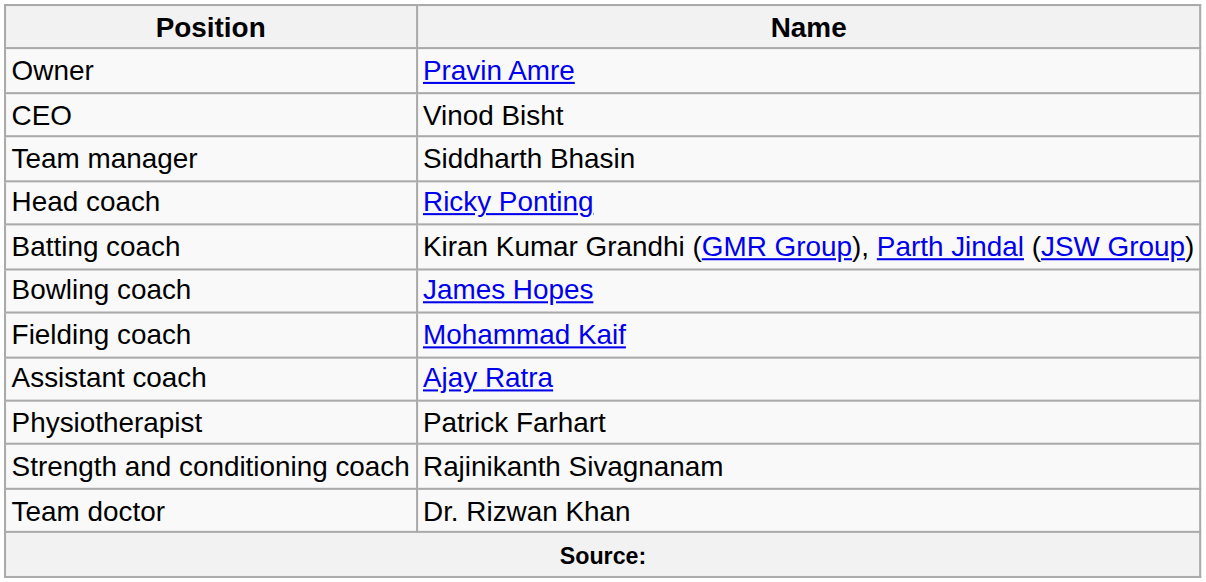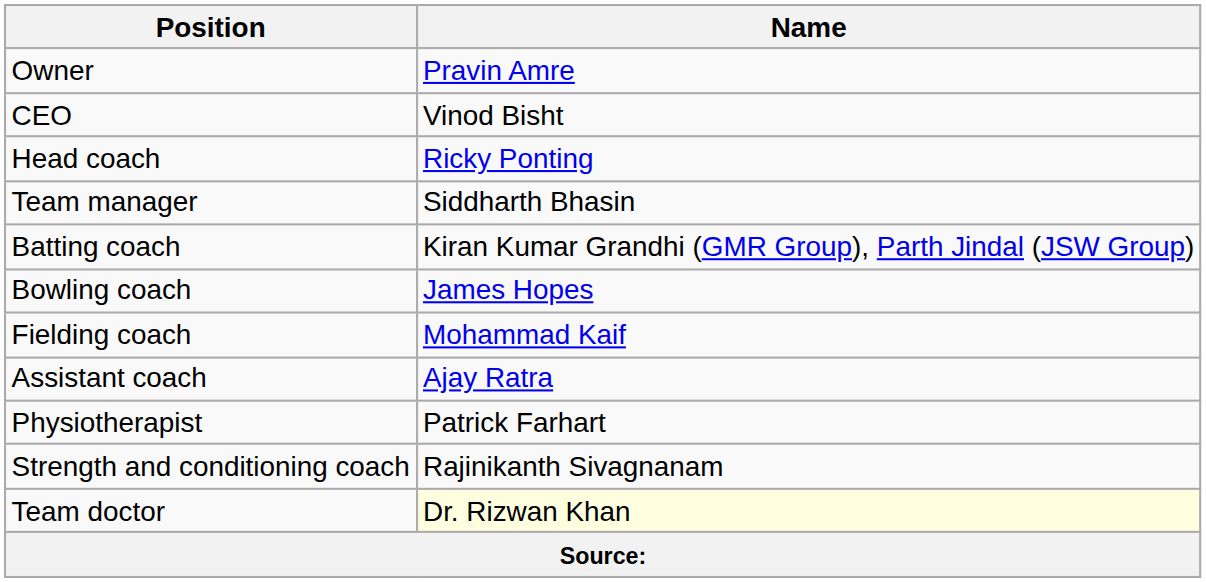rows swapped: (105, 158) <-> (86, 202)
(527, 510) no background -> (527, 510) lightyellow background
